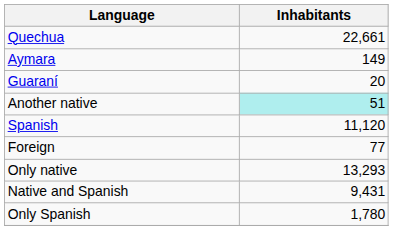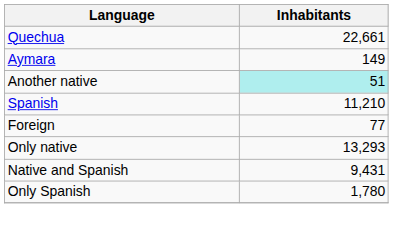- row: (33, 81)
(364, 125) 11,120 -> (364, 103) 11,210
